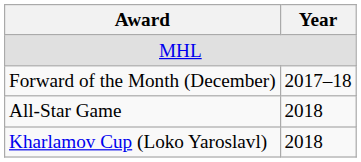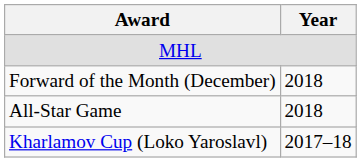(318, 80) 2017–18 -> (304, 80) 2018
(304, 141) 2018 -> (318, 141) 2017–18
